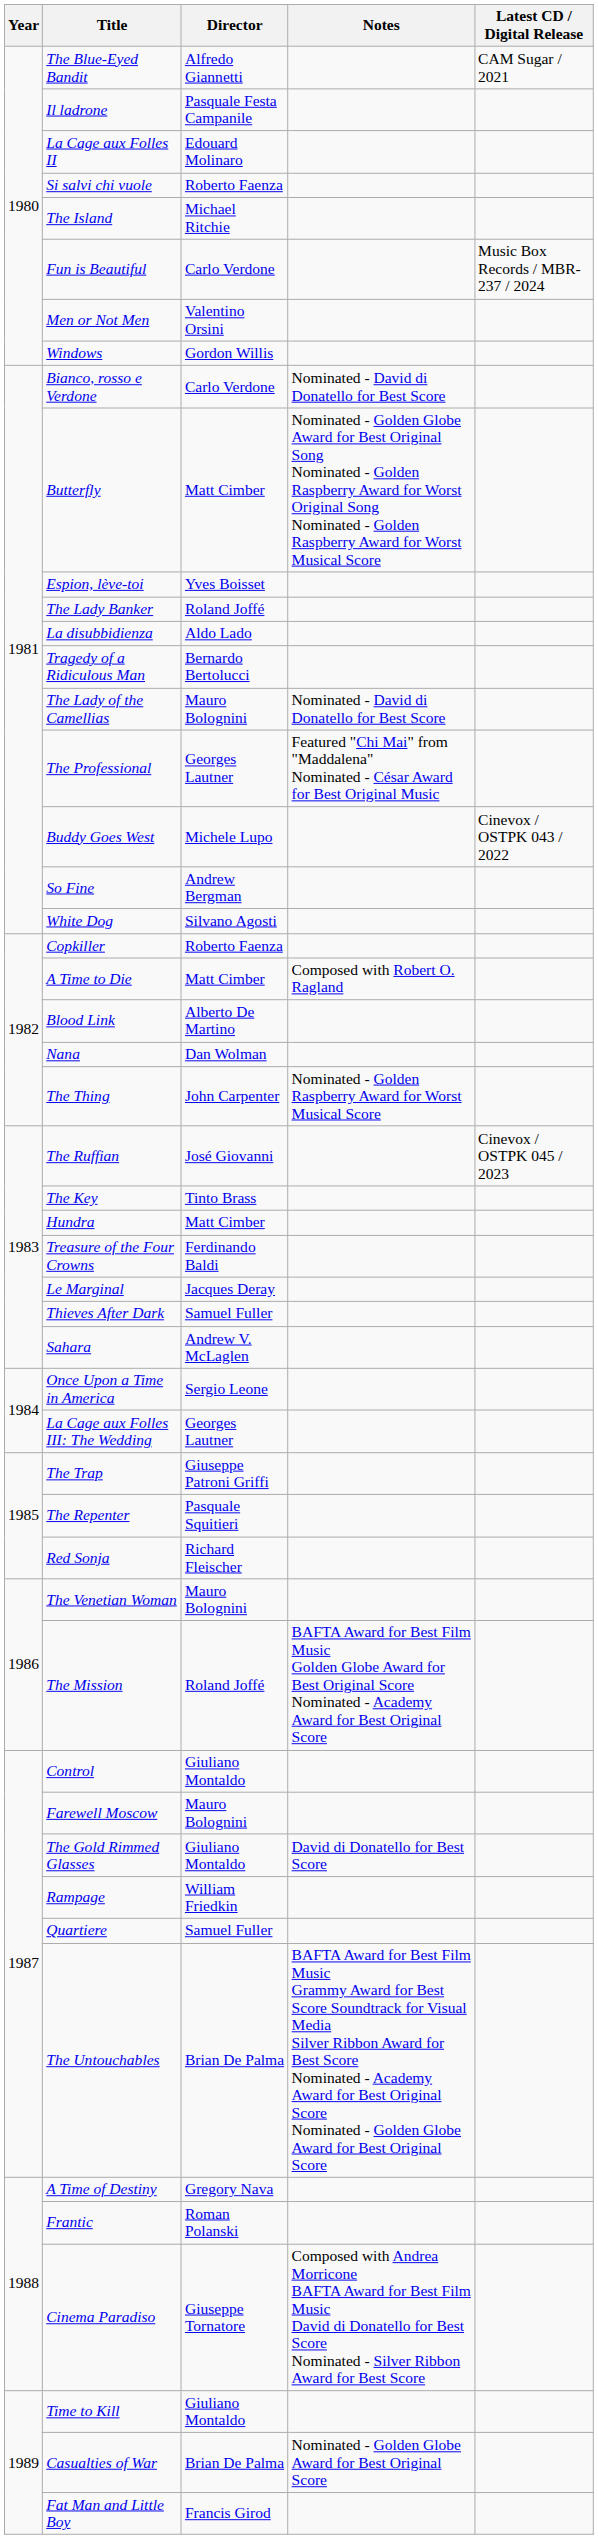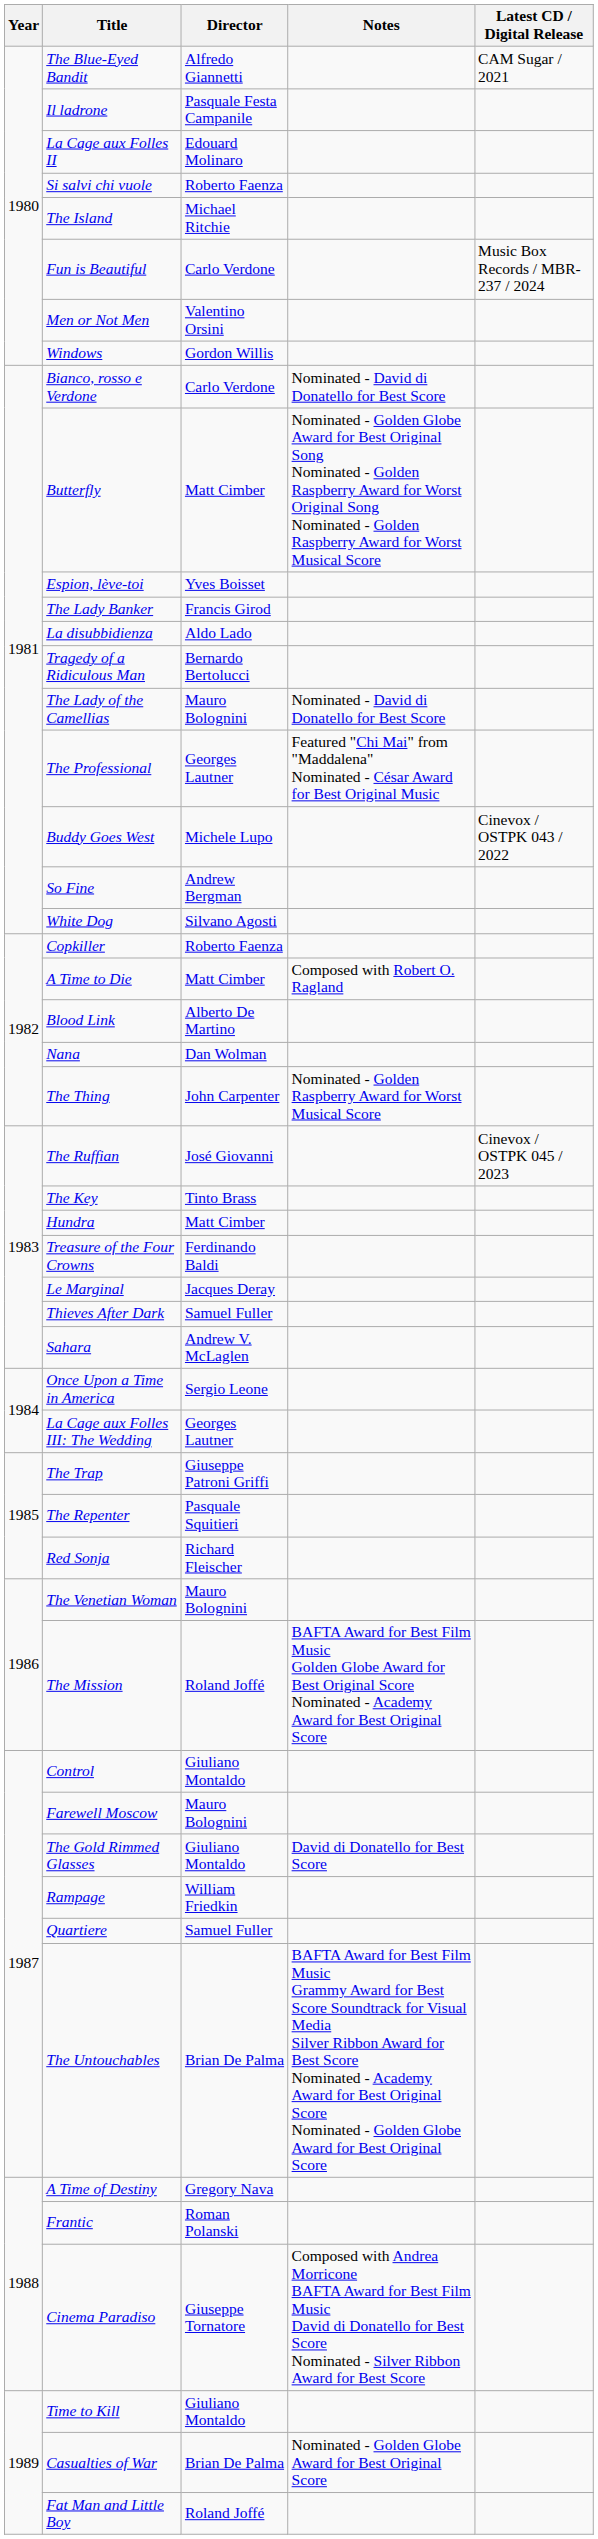(225, 608) Roland Joffé -> (228, 608) Francis Girod
(228, 2513) Francis Girod -> (225, 2513) Roland Joffé
